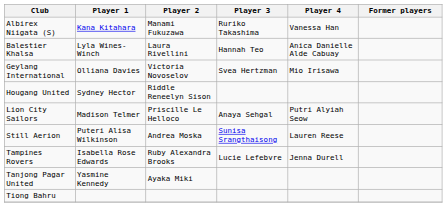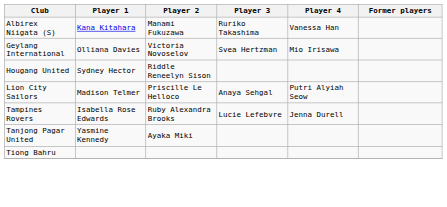- row: (26, 49)
- row: (33, 135)
